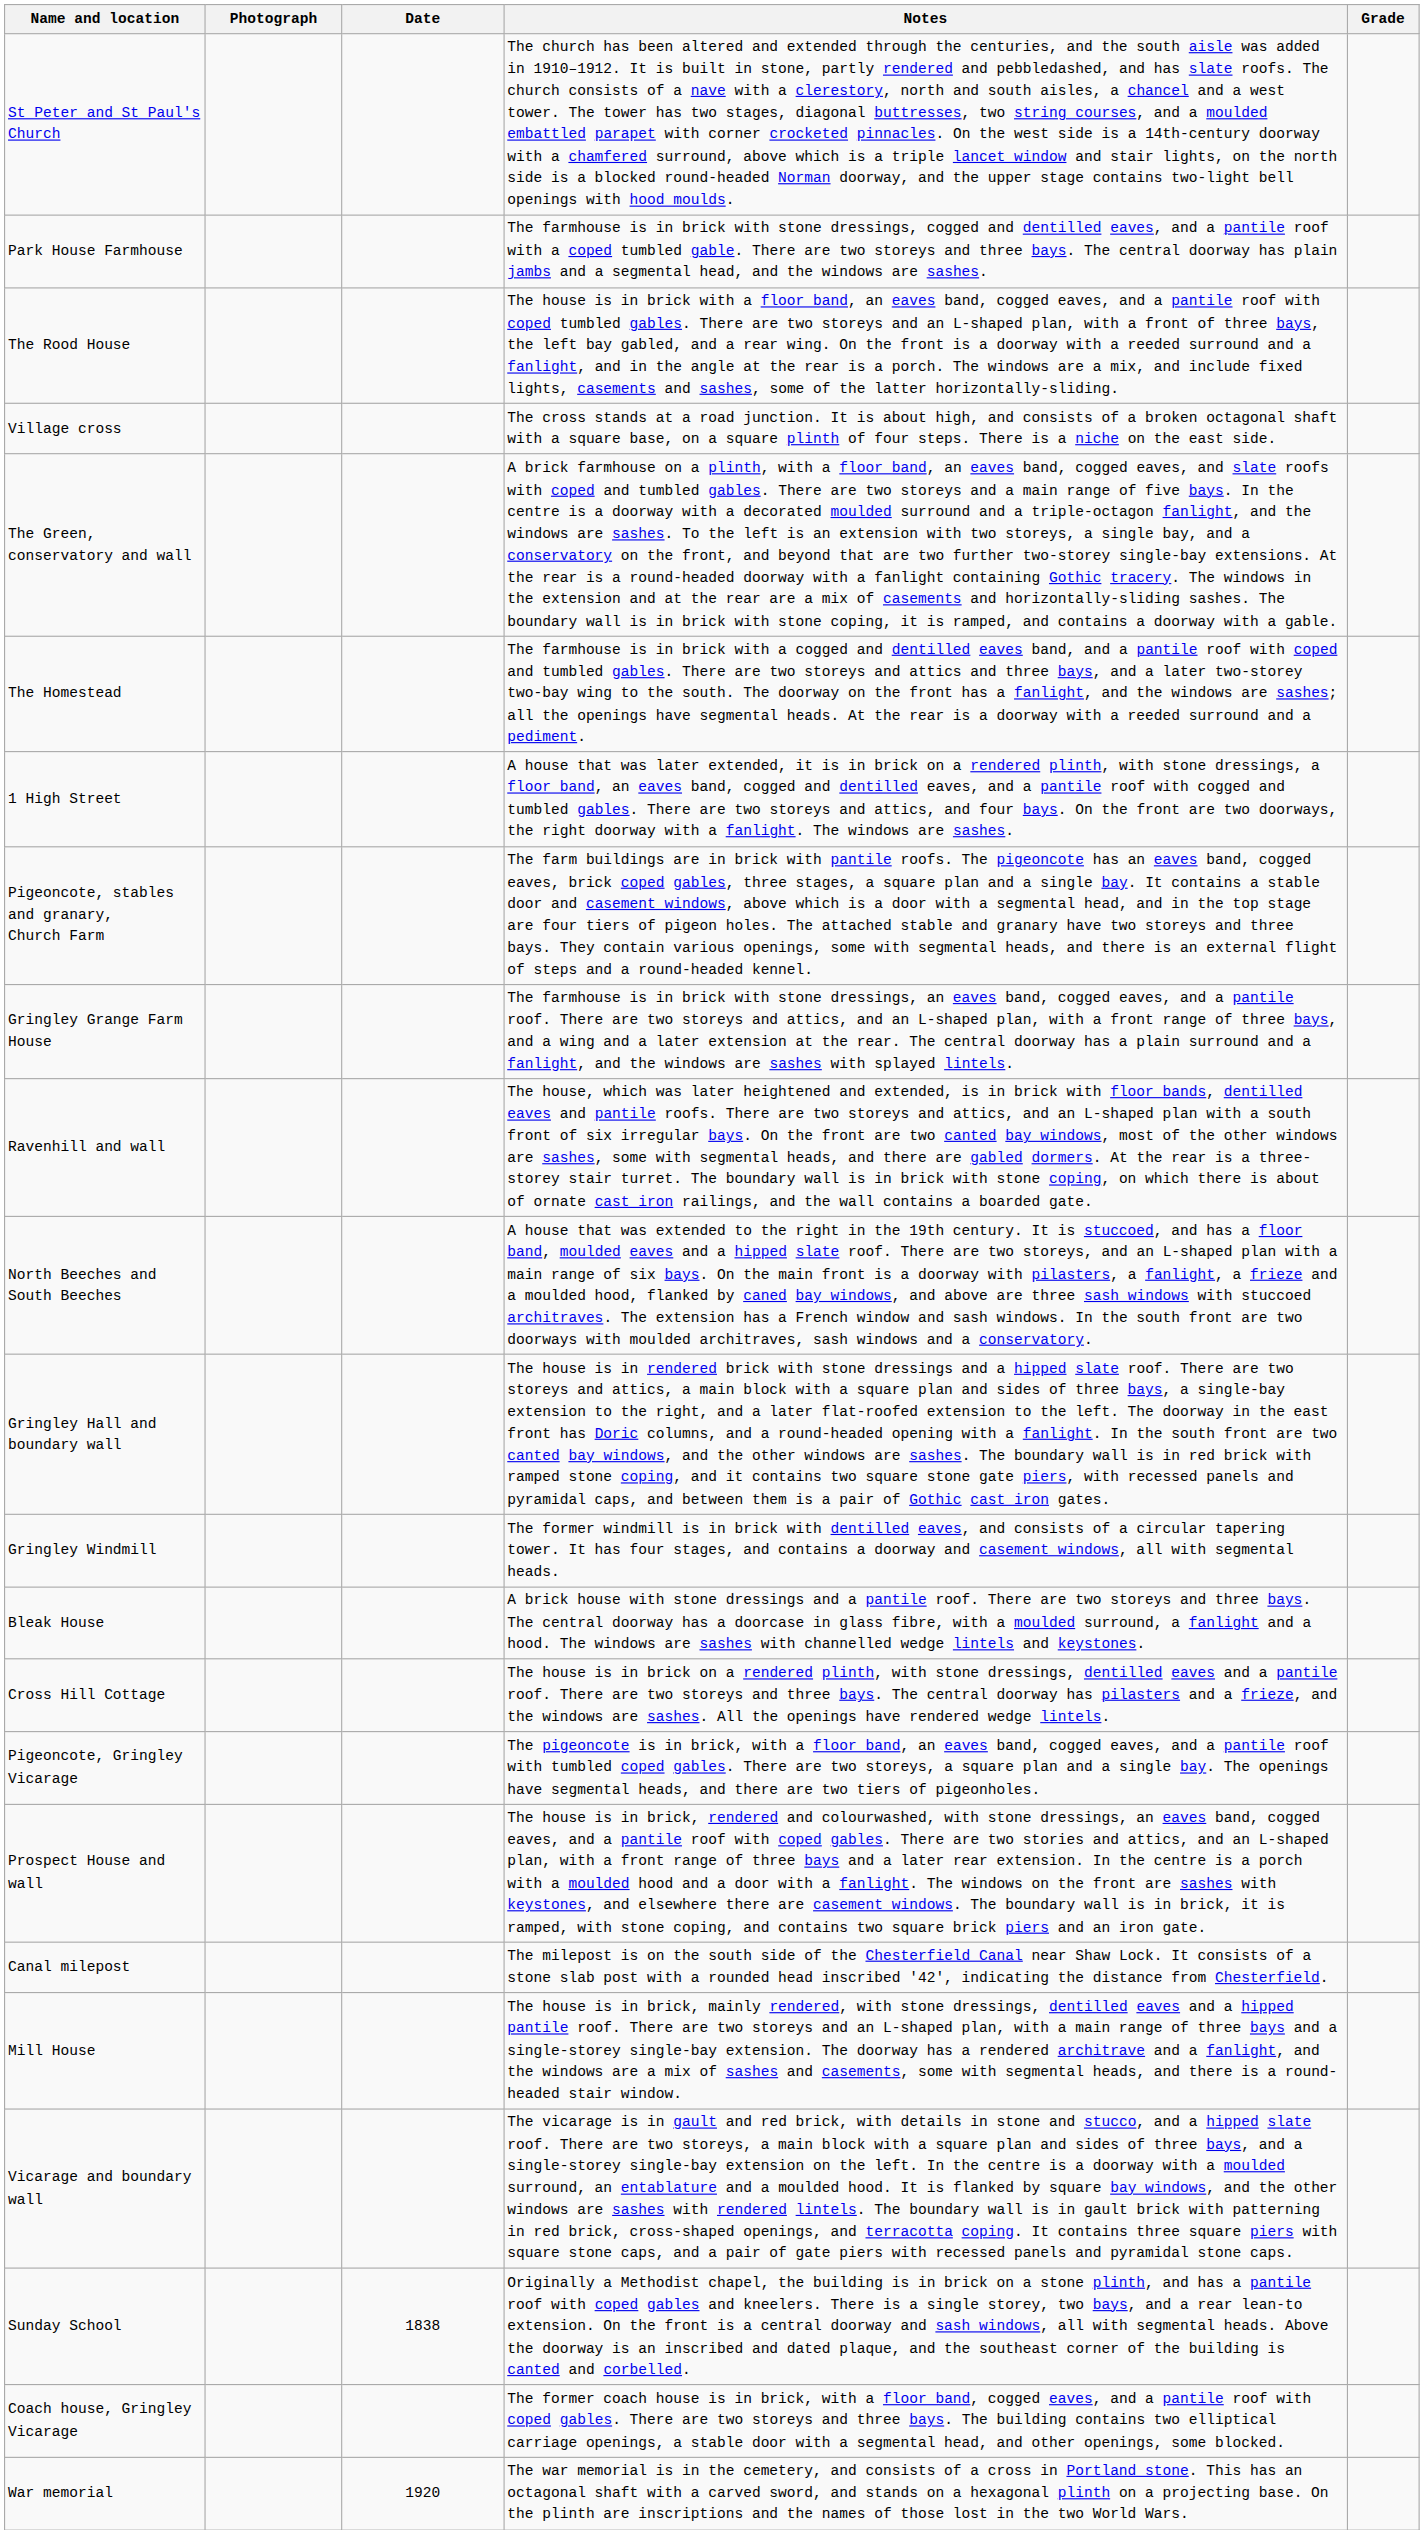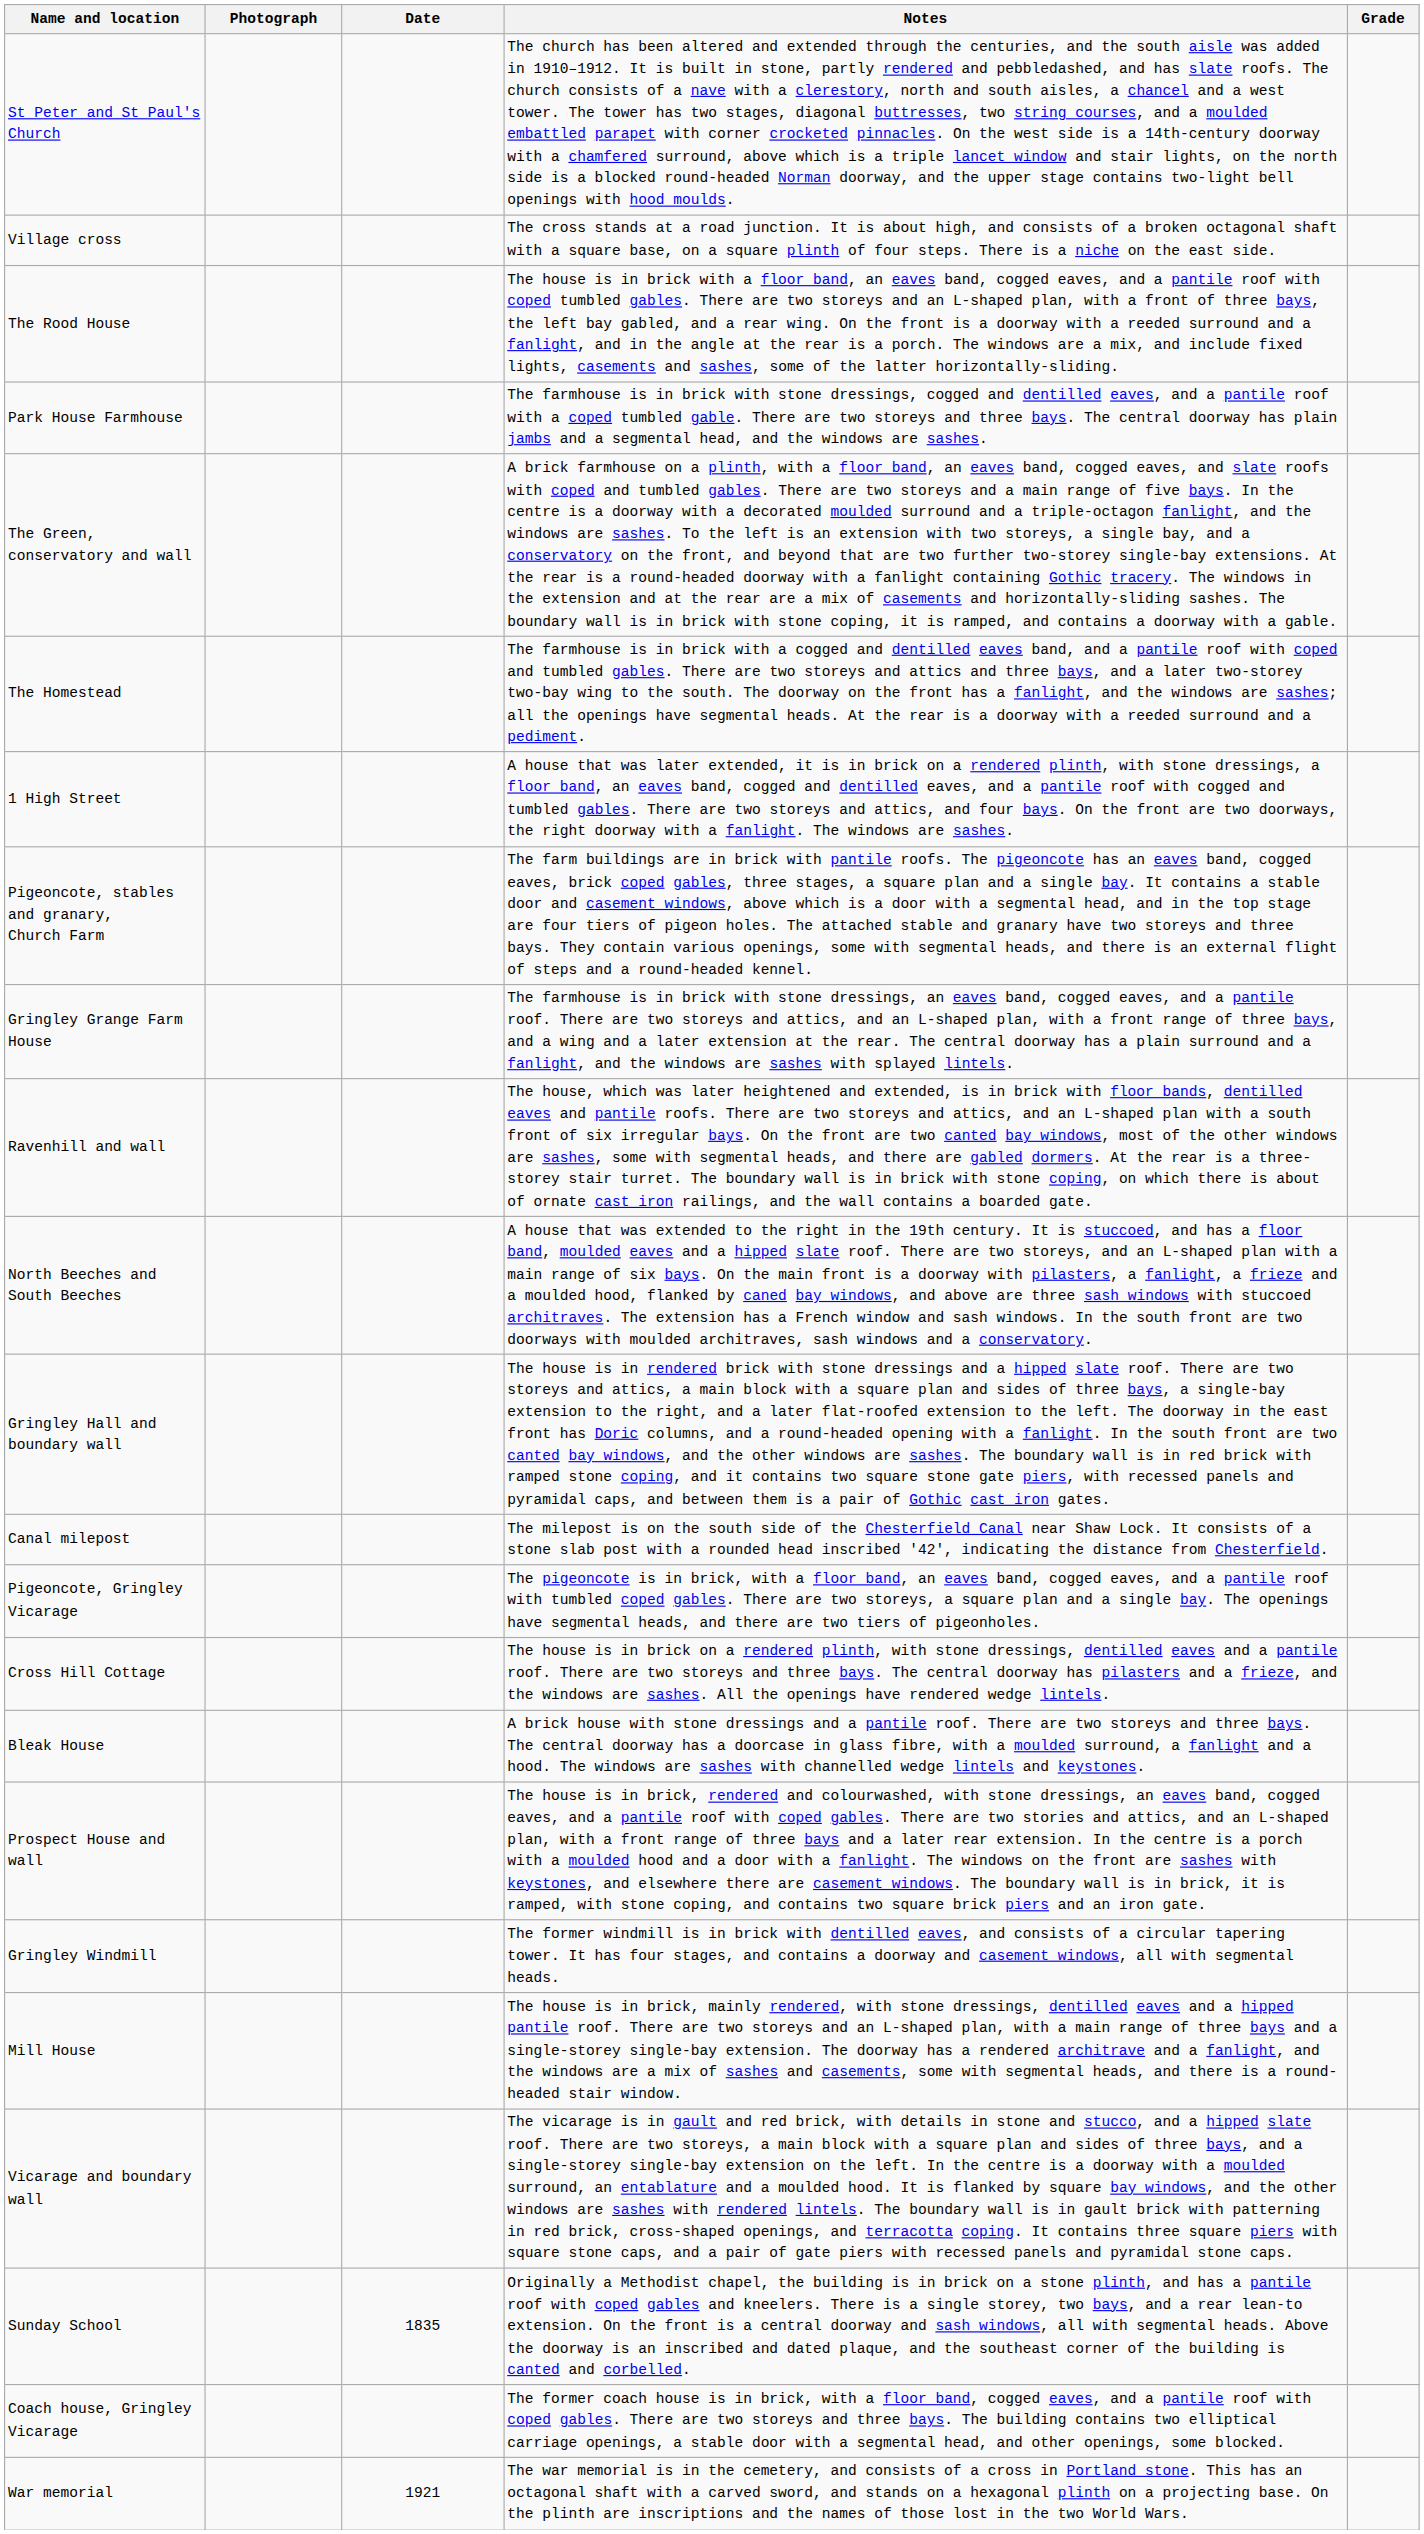rows swapped: (65, 429) <-> (95, 251)
rows swapped: (69, 1967) <-> (82, 1550)
rows swapped: (56, 1623) <-> (95, 1768)
(423, 2326) 1838 -> (423, 2326) 1835
(423, 2493) 1920 -> (423, 2493) 1921
